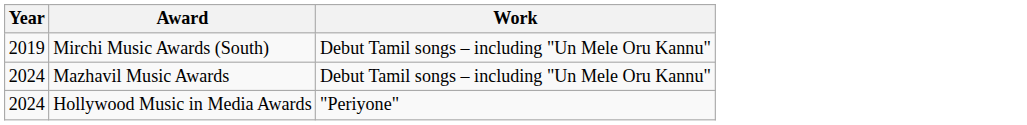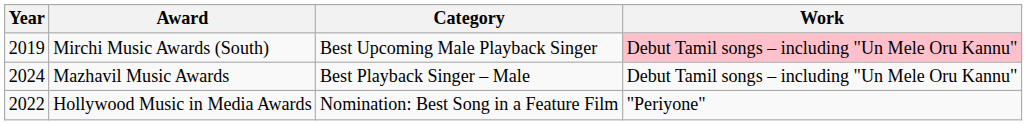+ column: (469, 18)
(515, 47) no background -> (822, 47) pink background
(27, 104) 2024 -> (27, 104) 2022
